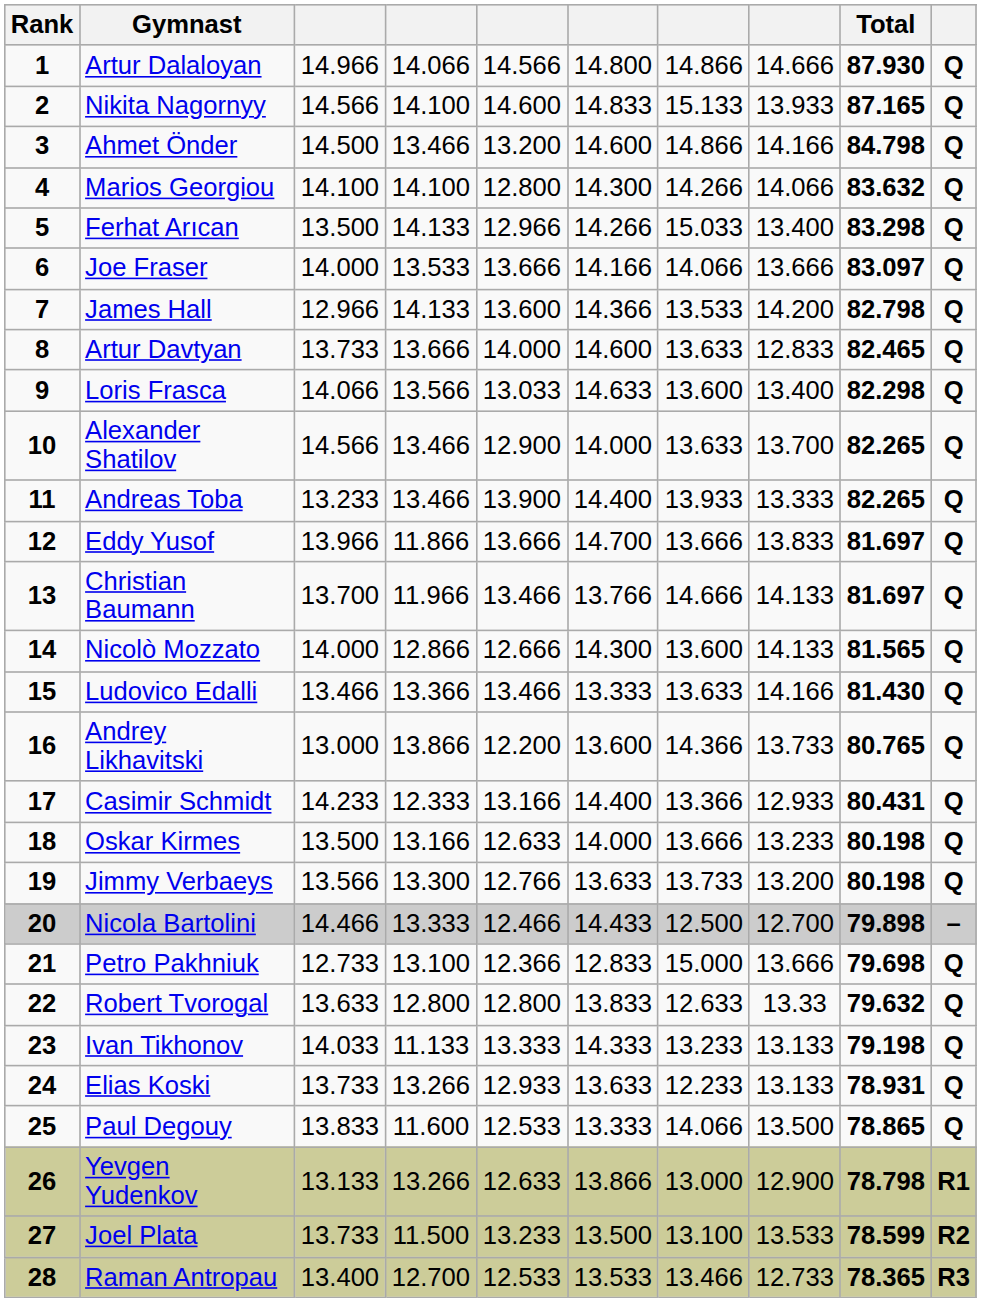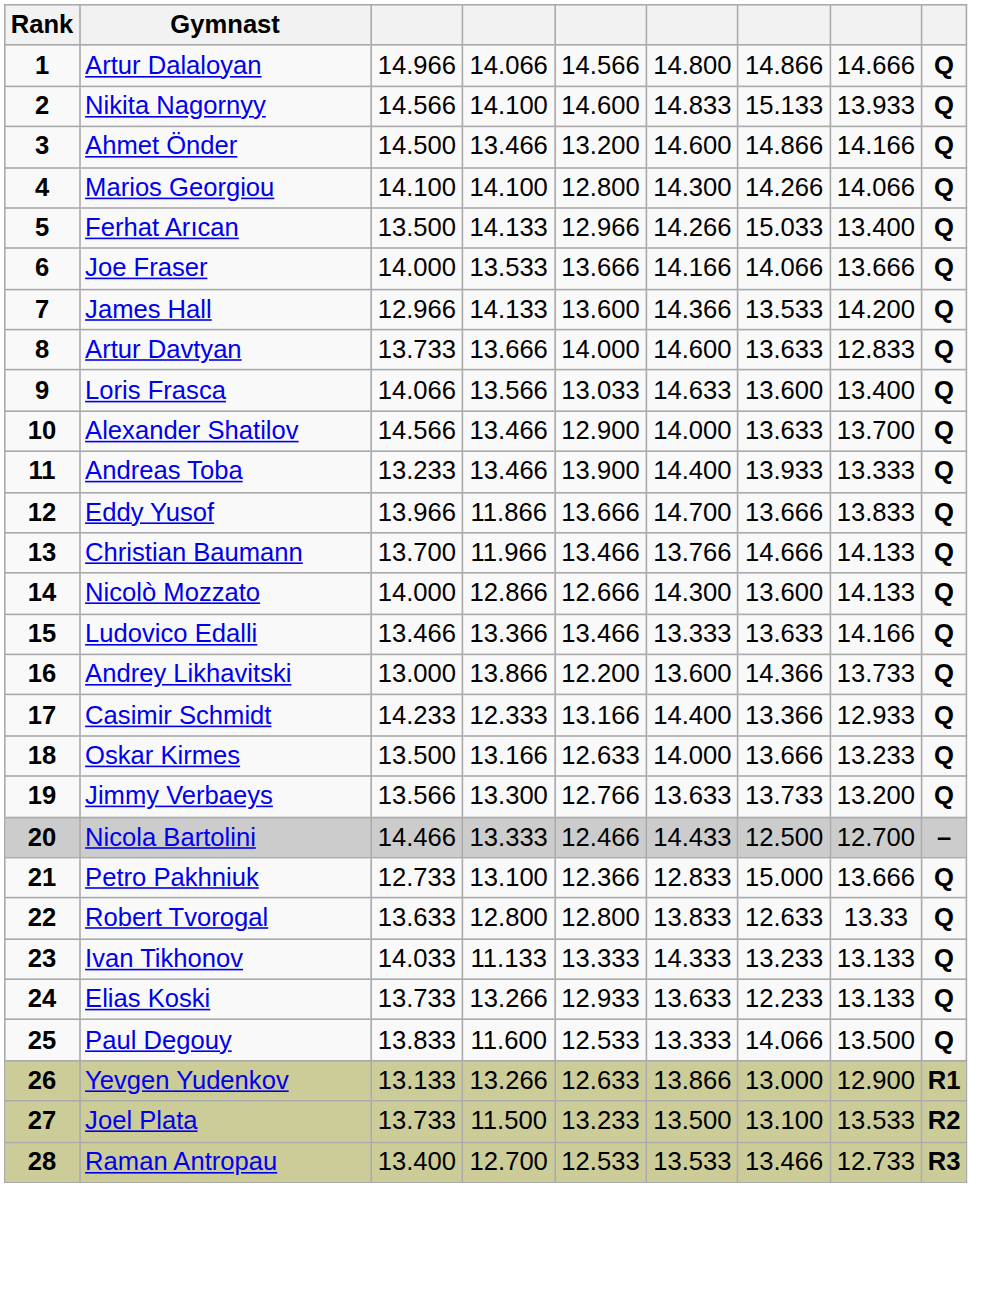- column: (886, 24)
